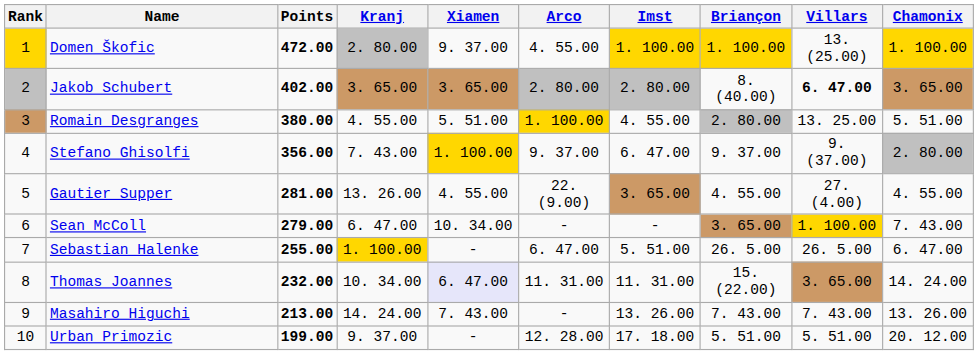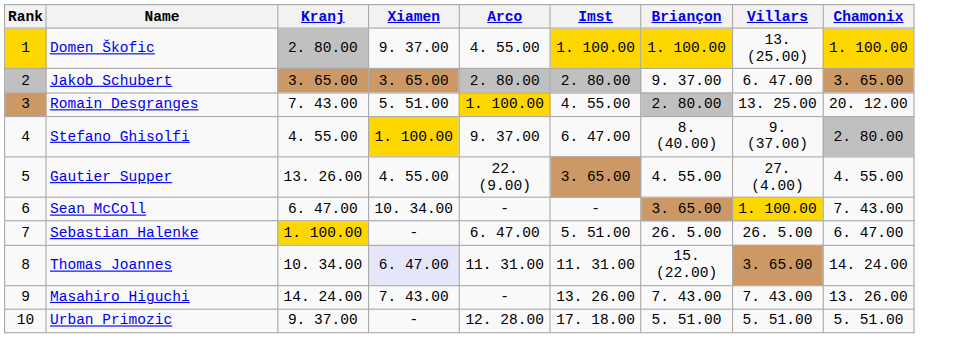- column: (307, 16)
(746, 89) 8. (40.00) -> (687, 81) 9. 37.00
(837, 89) bold -> (777, 81) normal
(382, 121) 4. 55.00 -> (323, 104) 7. 43.00
(928, 121) 5. 51.00 -> (868, 104) 20. 12.00
(382, 153) 7. 43.00 -> (323, 137) 4. 55.00
(746, 153) 9. 37.00 -> (687, 137) 8. (40.00)
(928, 338) 20. 12.00 -> (868, 321) 5. 51.00
